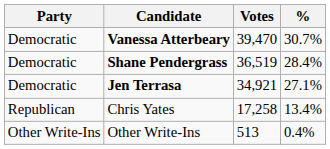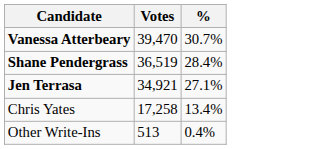- column: (54, 16)
